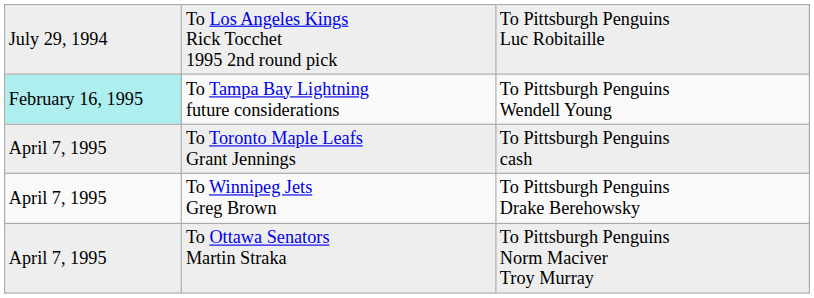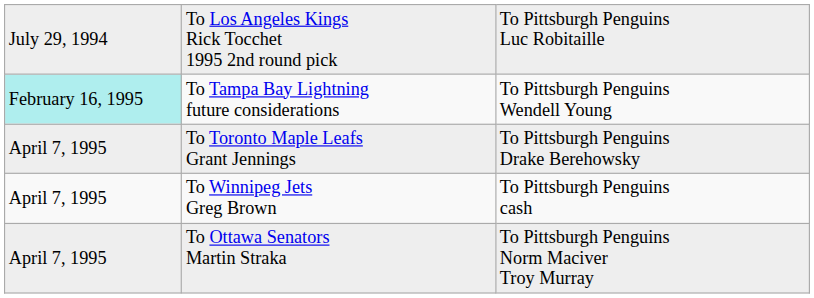(585, 148) To Pittsburgh Penguins cash -> (585, 148) To Pittsburgh Penguins Drake Berehowsky
(585, 198) To Pittsburgh Penguins Drake Berehowsky -> (585, 198) To Pittsburgh Penguins cash
